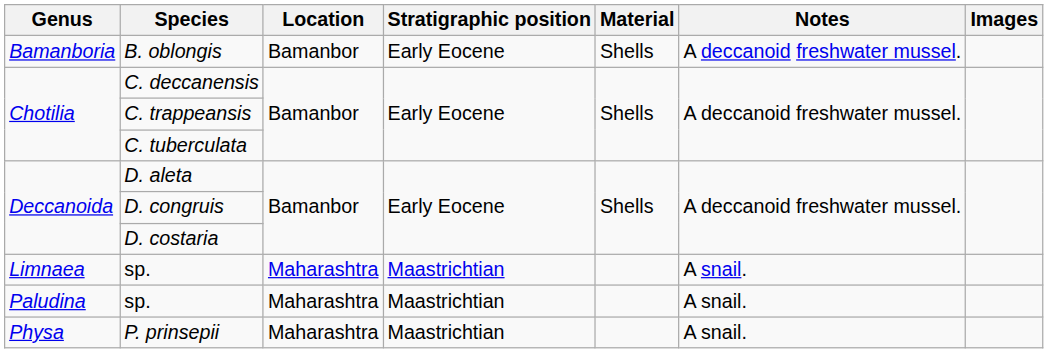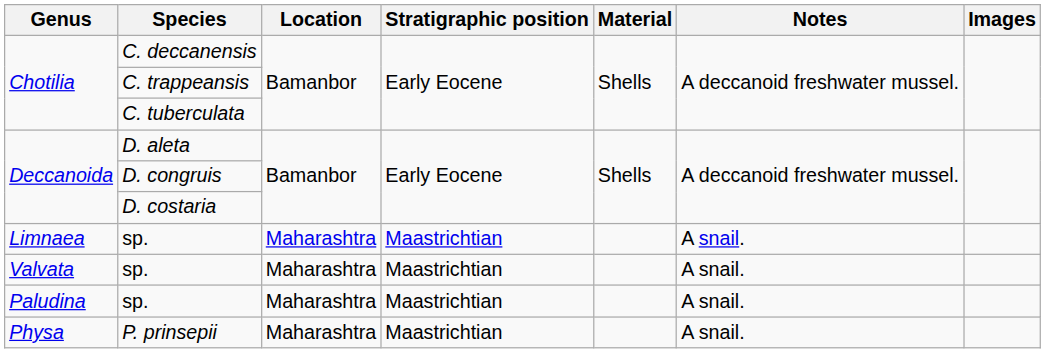- row: (62, 51)
+ row: (42, 269)
